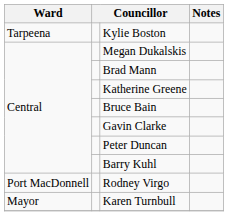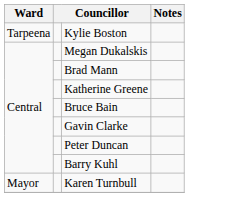- row: (136, 182)
